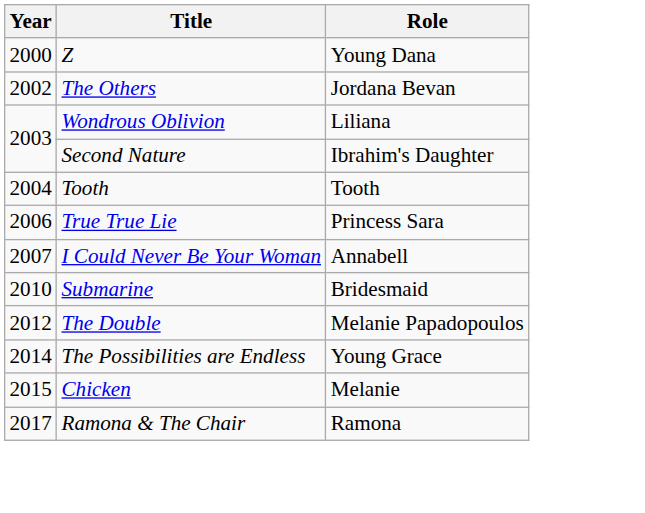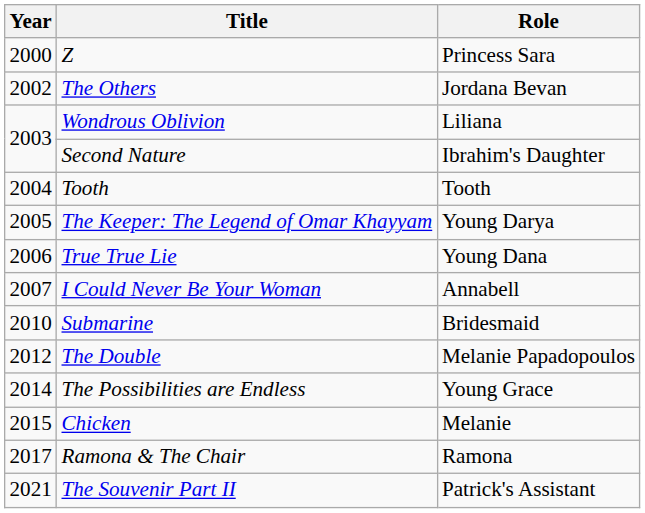(383, 54) Young Dana -> (499, 54) Princess Sara
+ row: (247, 222)
(387, 222) Princess Sara -> (495, 255) Young Dana
+ row: (149, 490)
